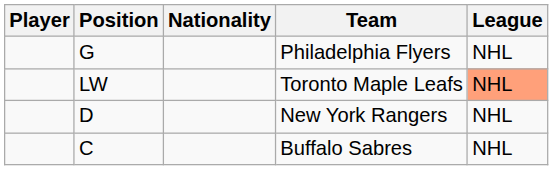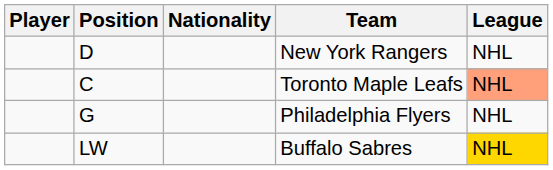rows swapped: (365, 52) <-> (364, 116)
(93, 84) LW -> (86, 84) C
(86, 148) C -> (93, 148) LW
(492, 148) no background -> (492, 148) gold background
